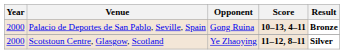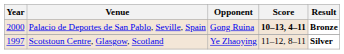(16, 42) 2000 -> (16, 42) 1997
(283, 42) bold -> (283, 42) normal
